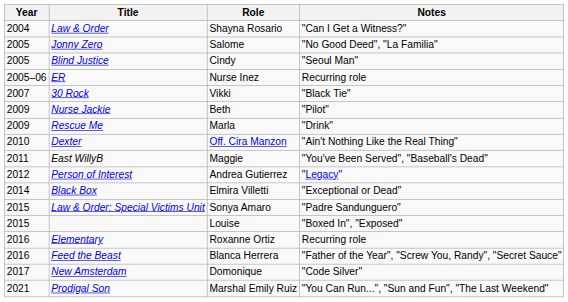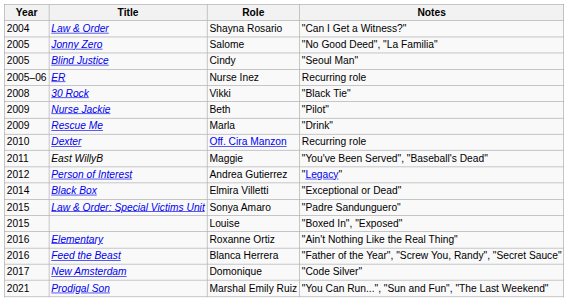(18, 93) 2007 -> (18, 93) 2008
(380, 142) "Ain't Nothing Like the Real Thing" -> (334, 142) Recurring role
(334, 239) Recurring role -> (380, 239) "Ain't Nothing Like the Real Thing"
